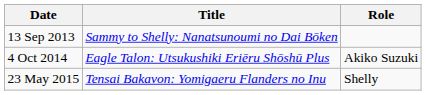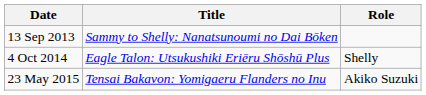(381, 57) Akiko Suzuki -> (361, 57) Shelly
(361, 79) Shelly -> (381, 79) Akiko Suzuki
